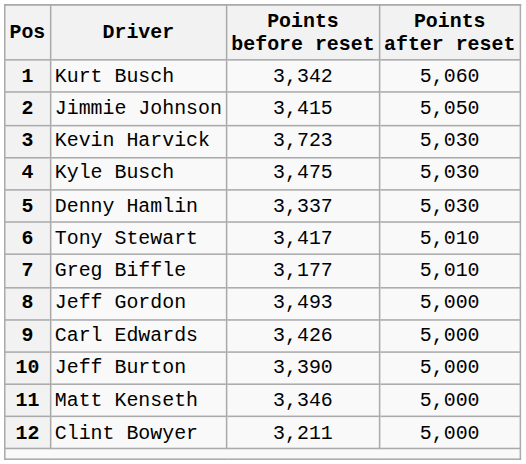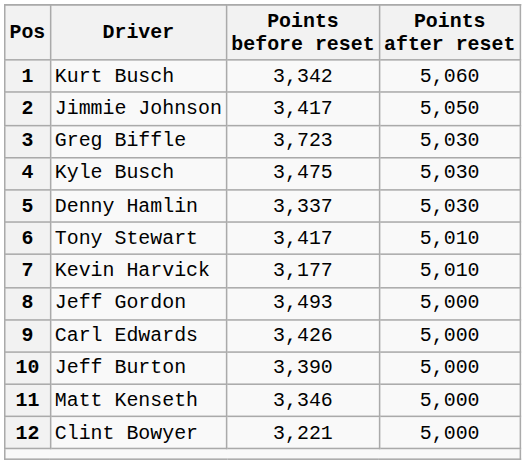(303, 109) 3,415 -> (303, 109) 3,417
(132, 141) Kevin Harvick -> (120, 141) Greg Biffle
(120, 271) Greg Biffle -> (132, 271) Kevin Harvick
(303, 433) 3,211 -> (303, 433) 3,221
